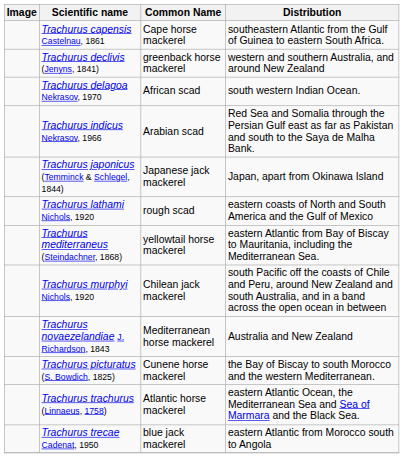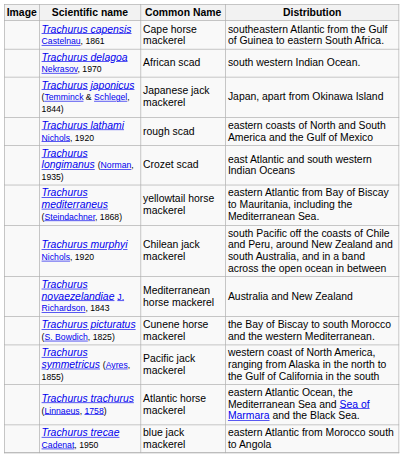- row: (83, 63)
- row: (82, 131)
+ row: (88, 165)
+ row: (86, 364)
